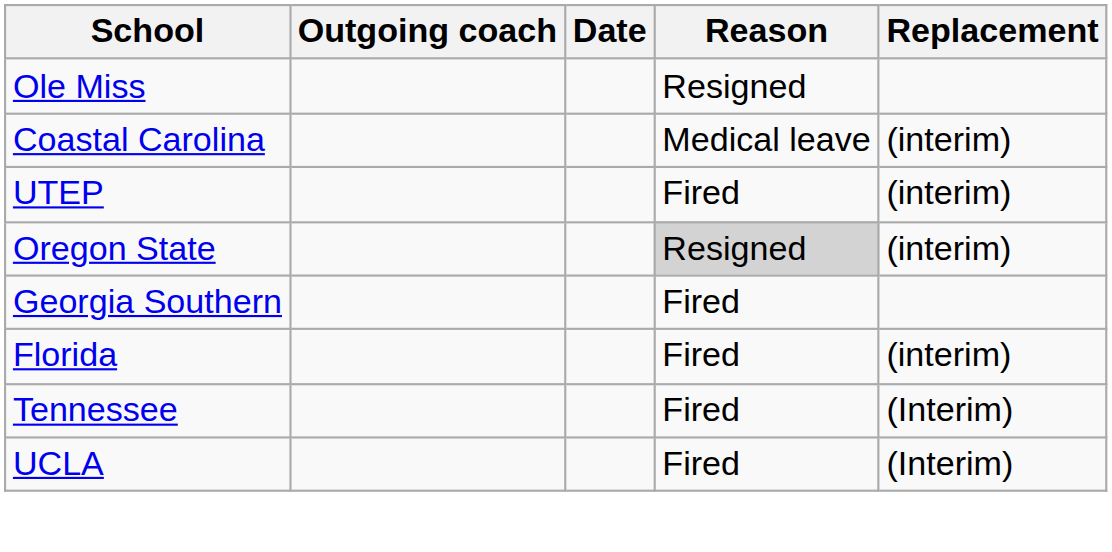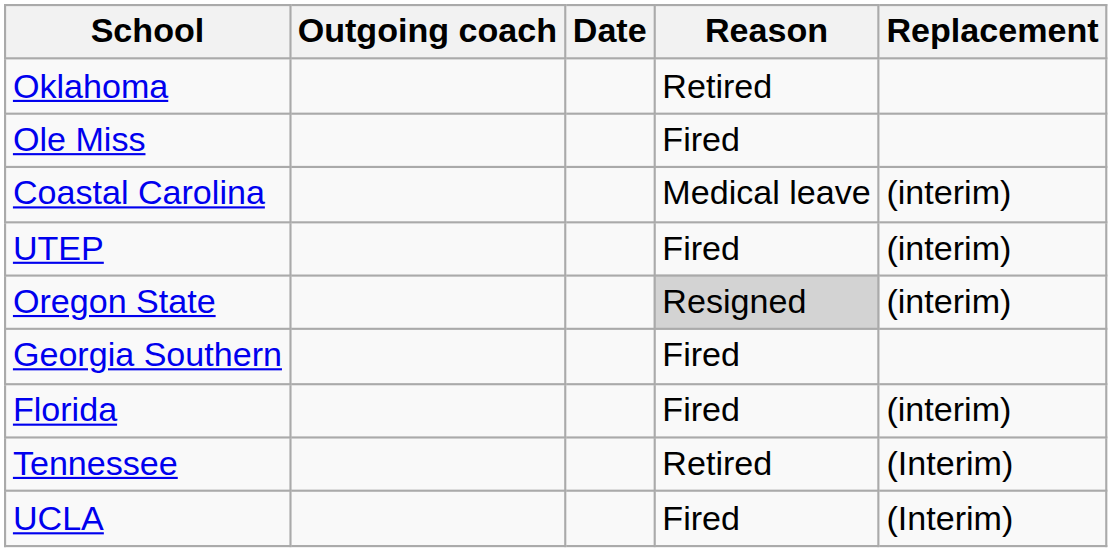+ row: (91, 85)
(734, 85) Resigned -> (701, 139) Fired
(701, 409) Fired -> (717, 463) Retired
